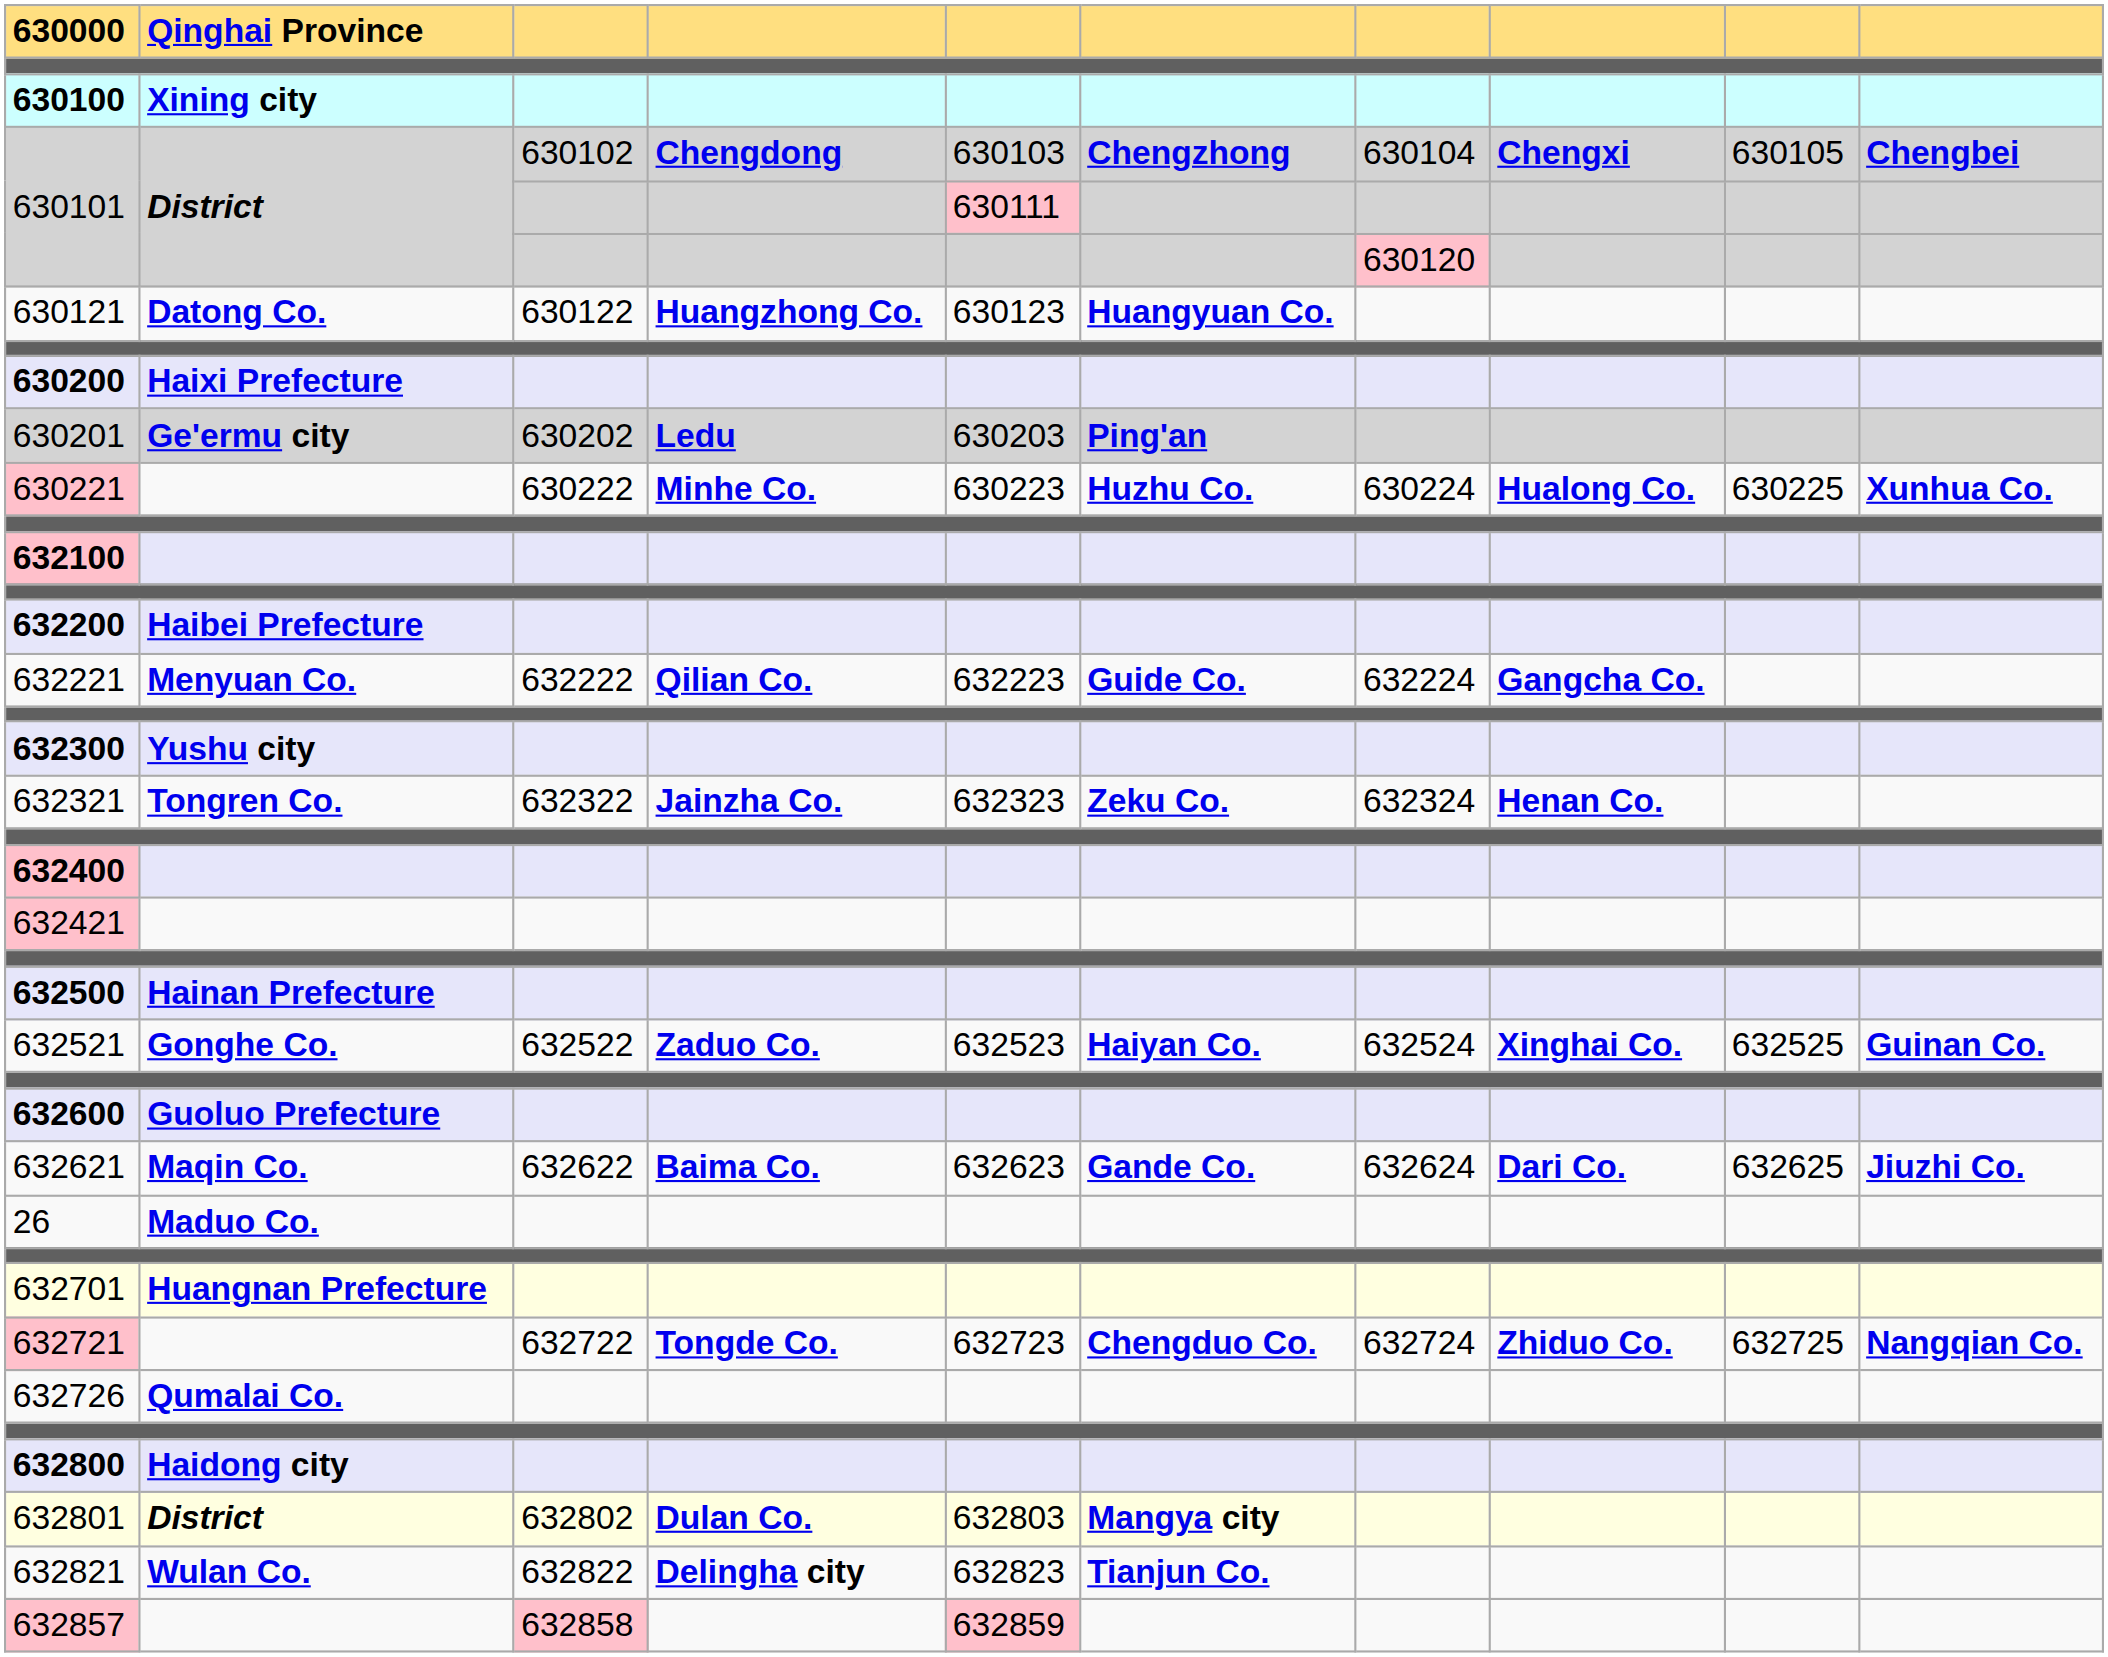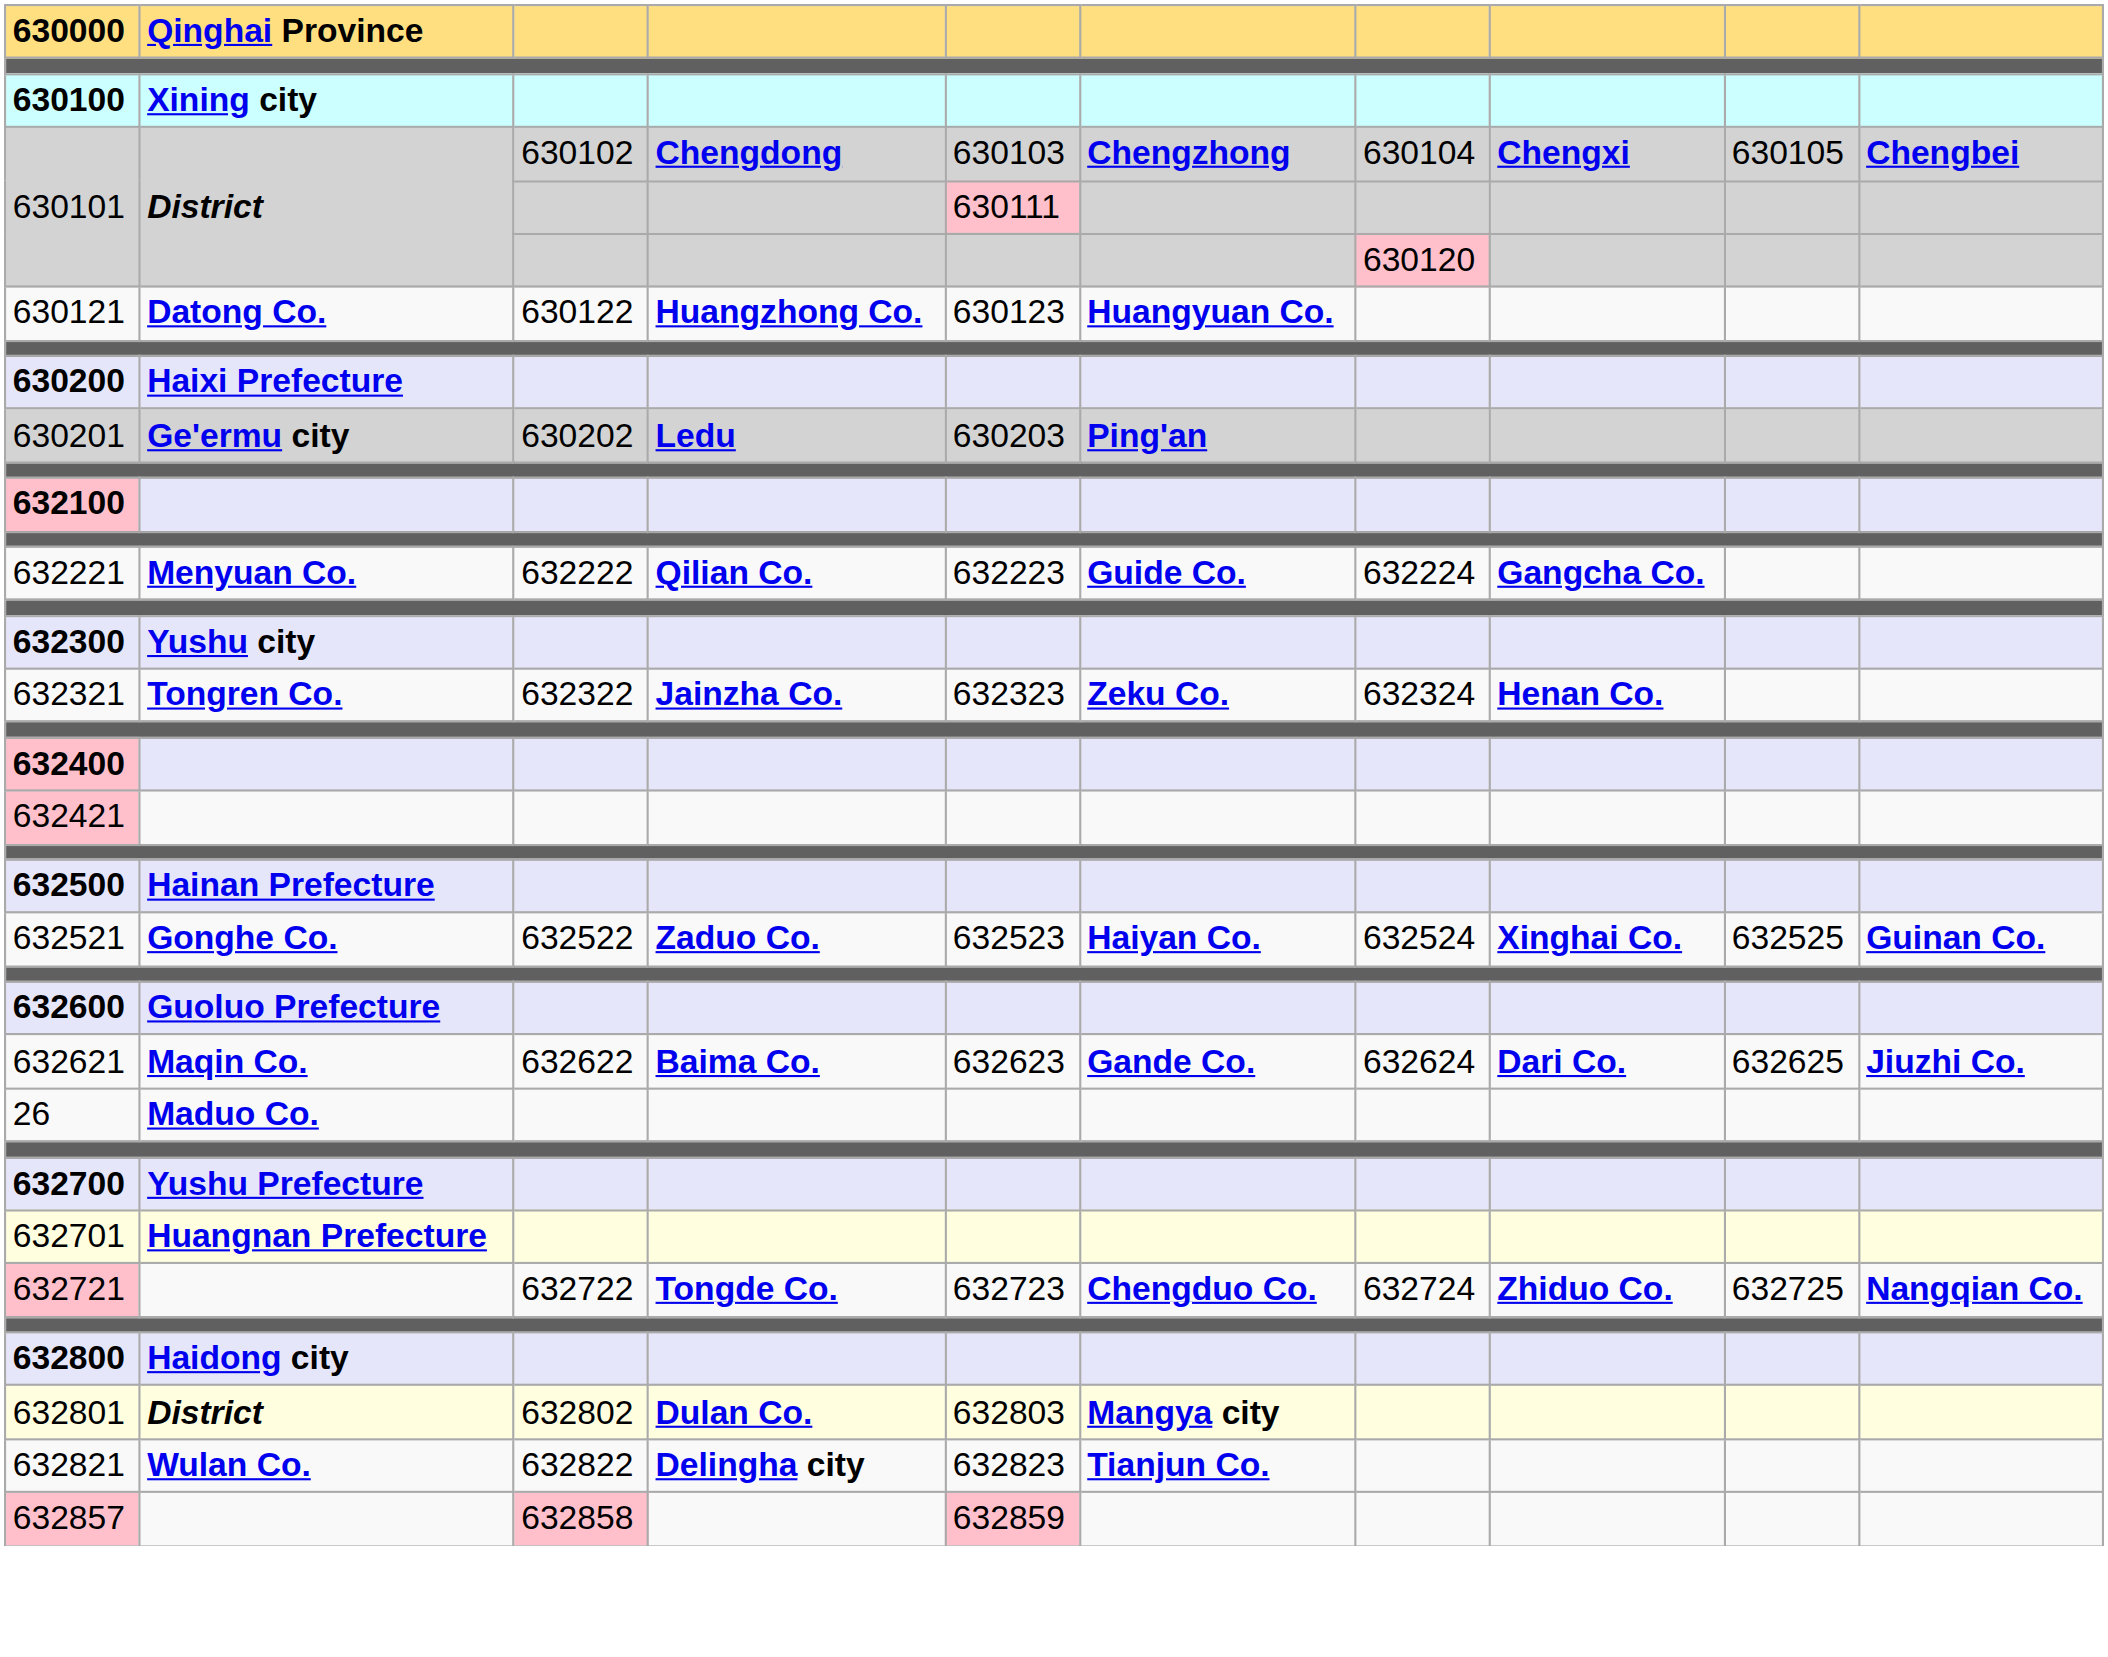- row: (69, 488)
- row: (69, 625)
+ row: (69, 1182)
- row: (69, 1396)
